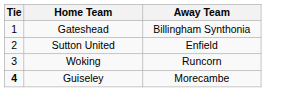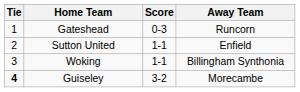+ column: (159, 12)
(202, 29) Billingham Synthonia -> (235, 29) Runcorn
(202, 62) Runcorn -> (235, 62) Billingham Synthonia
